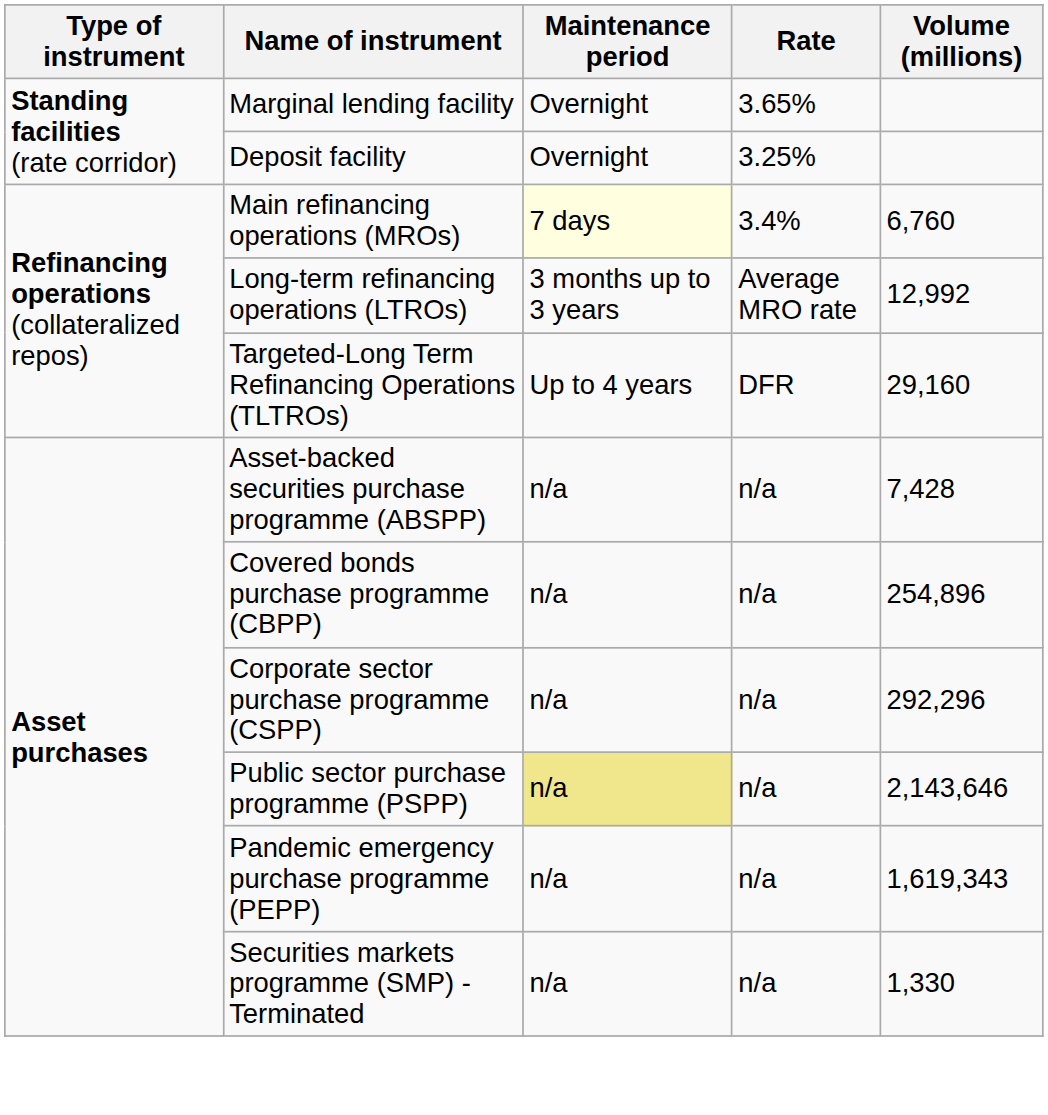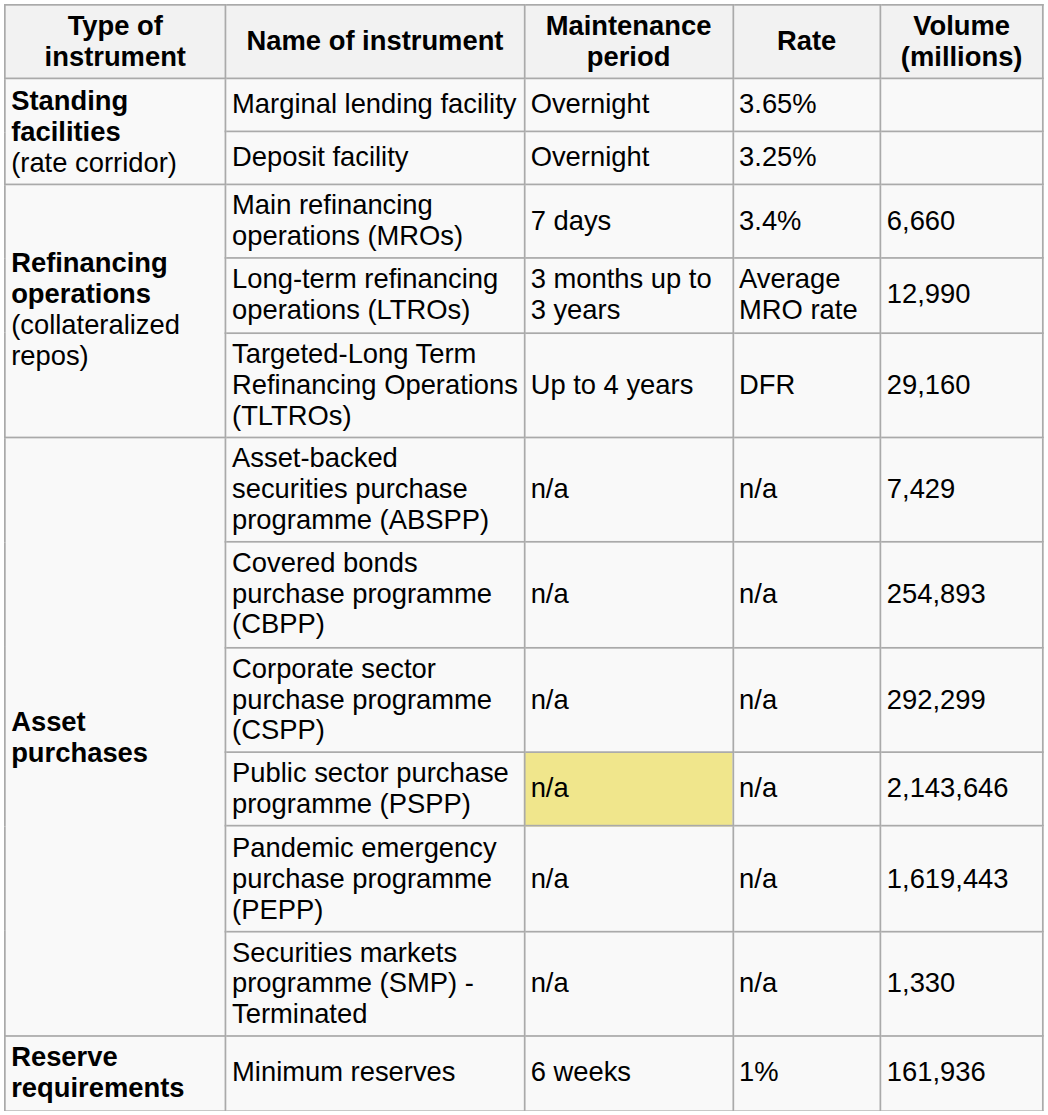(570, 220) lightyellow background -> (571, 220) no background
(921, 220) 6,760 -> (921, 220) 6,660
(928, 294) 12,992 -> (929, 294) 12,990
(921, 489) 7,428 -> (921, 489) 7,429
(936, 594) 254,896 -> (936, 594) 254,893
(936, 699) 292,296 -> (936, 699) 292,299
(947, 878) 1,619,343 -> (948, 878) 1,619,443
+ row: (344, 1072)
